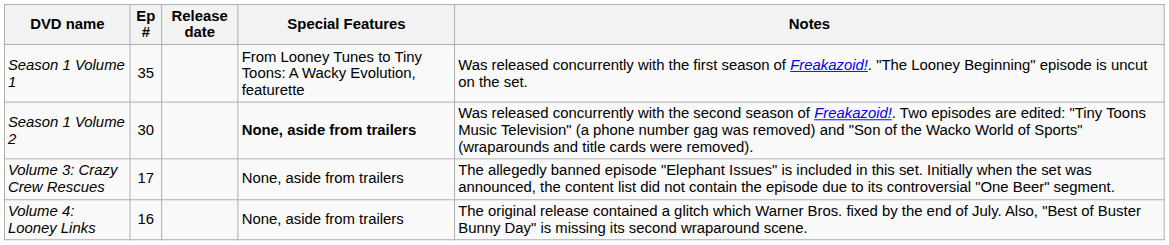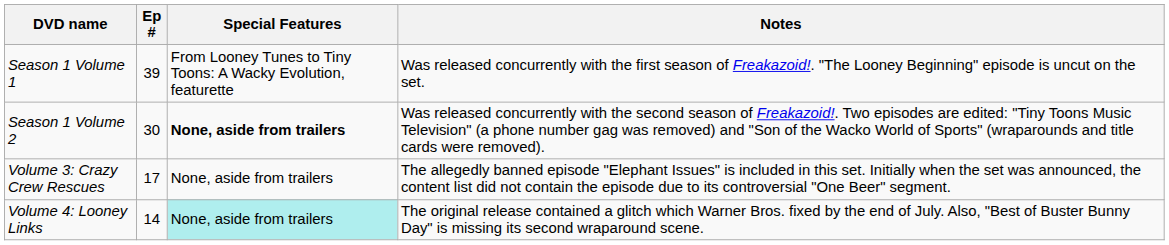- column: (200, 24)
(146, 73) 35 -> (152, 73) 39
(146, 219) 16 -> (152, 219) 14
(323, 219) no background -> (252, 219) paleturquoise background
